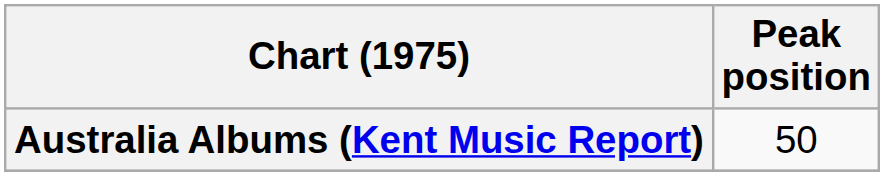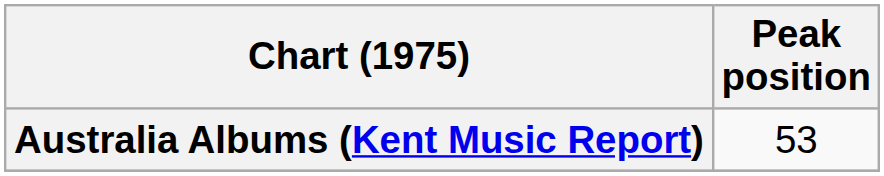(796, 139) 50 -> (796, 139) 53
